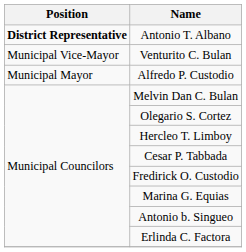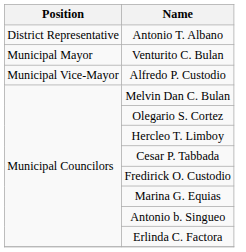(67, 35) bold -> (63, 35) normal
(63, 55) Municipal Vice-Mayor -> (50, 55) Municipal Mayor
(50, 75) Municipal Mayor -> (63, 75) Municipal Vice-Mayor
